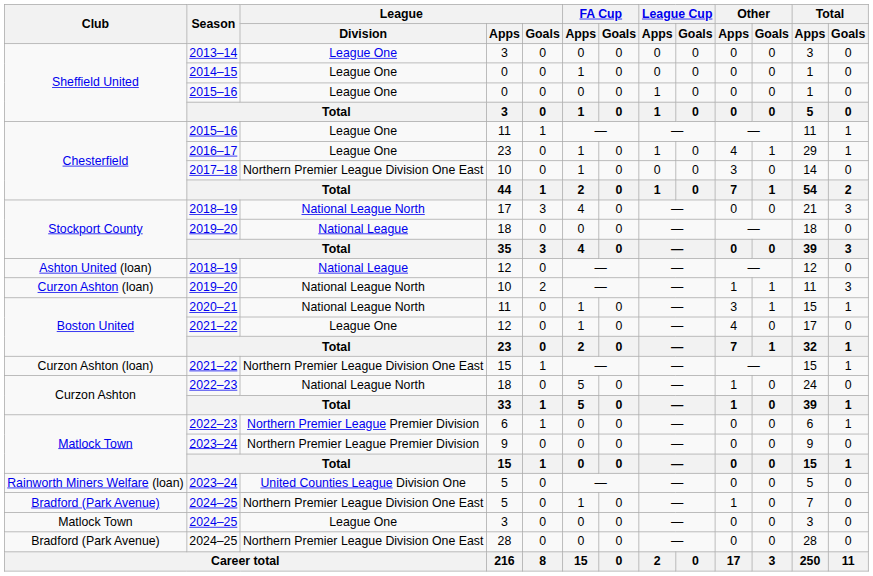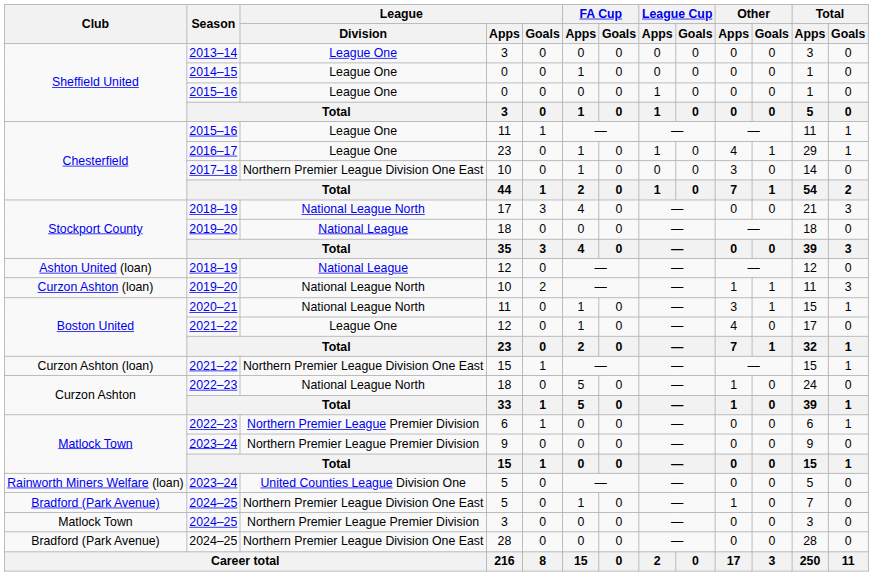(363, 522) League One -> (363, 522) Northern Premier League Premier Division
